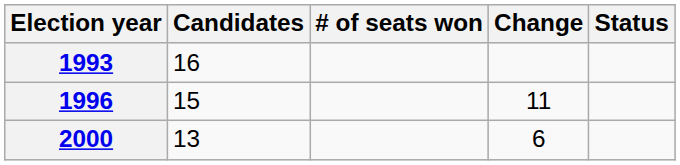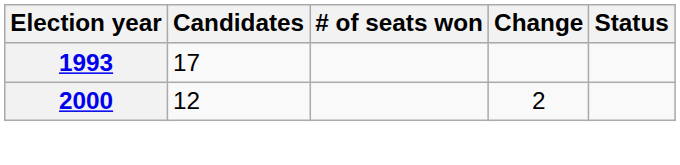(187, 62) 16 -> (187, 62) 17
- row: (86, 100)
(187, 139) 13 -> (187, 100) 12
(539, 139) 6 -> (539, 100) 2
